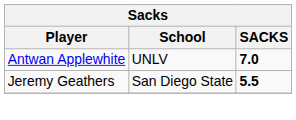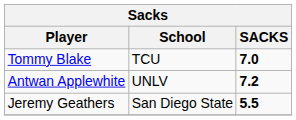+ row: (49, 59)
(249, 59) 7.0 -> (249, 81) 7.2
